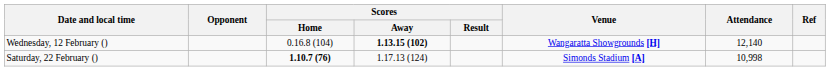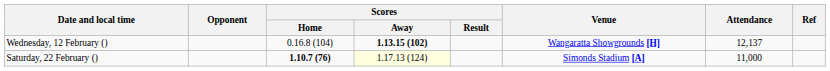(749, 43) 12,140 -> (749, 43) 12,137
(402, 58) no background -> (402, 58) lightyellow background
(749, 58) 10,998 -> (749, 58) 11,000
